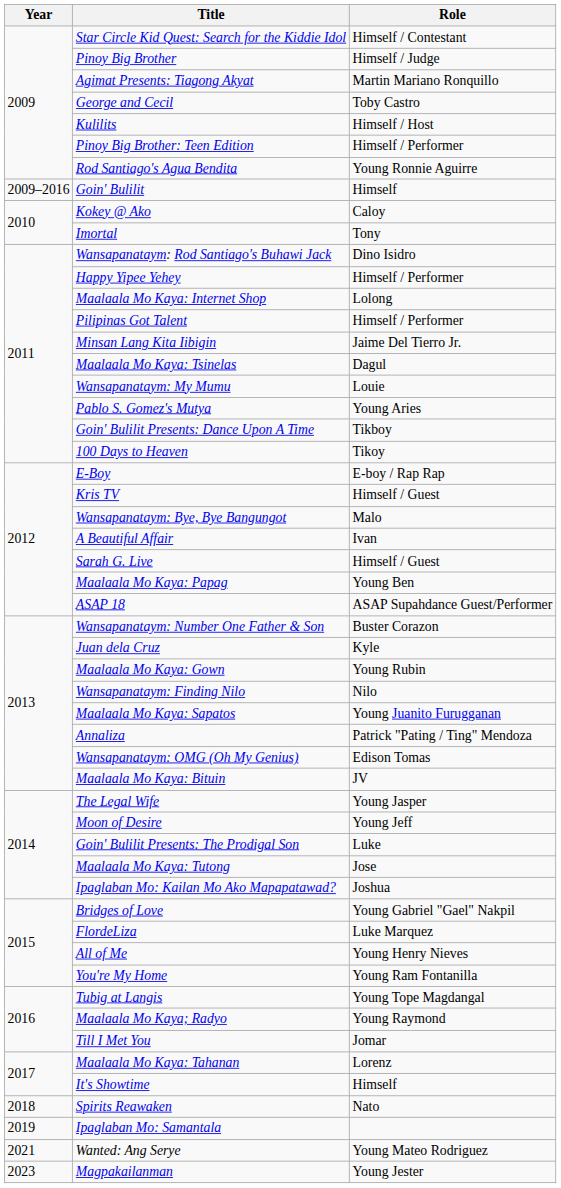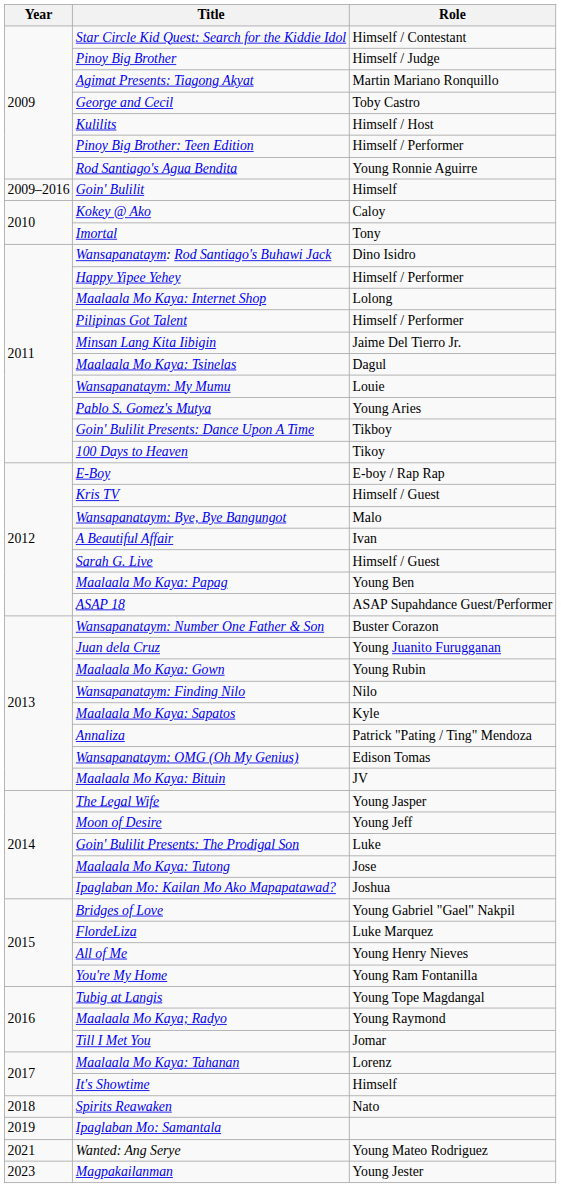(366, 648) Kyle -> (427, 648) Young Juanito Furugganan
(427, 713) Young Juanito Furugganan -> (366, 713) Kyle
